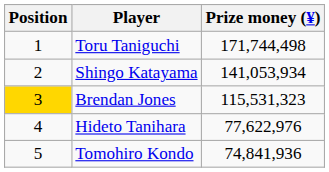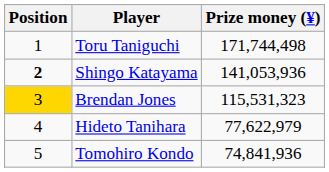(38, 72) normal -> (38, 72) bold
(263, 72) 141,053,934 -> (263, 72) 141,053,936
(263, 126) 77,622,976 -> (263, 126) 77,622,979
